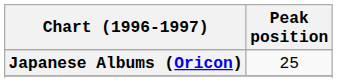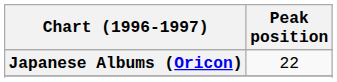(289, 63) 25 -> (289, 63) 22
